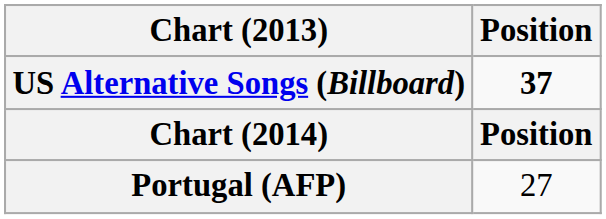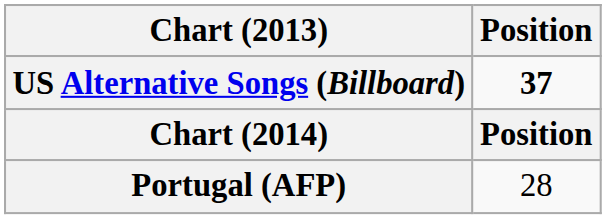(536, 185) 27 -> (536, 185) 28
